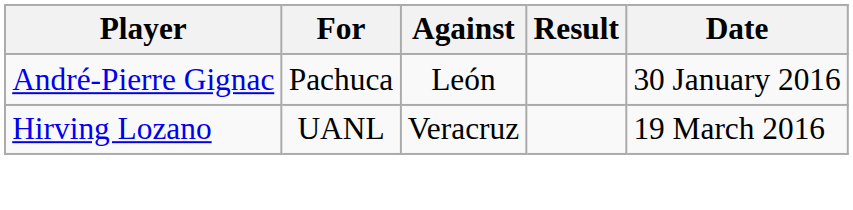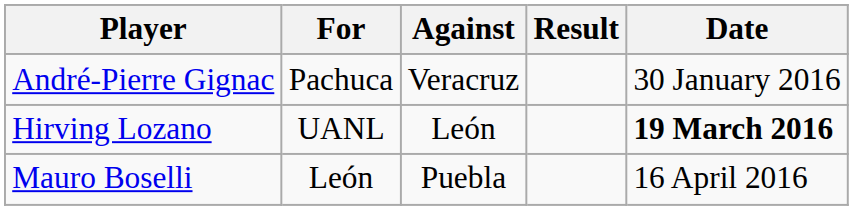(463, 79) León -> (463, 79) Veracruz
(463, 128) Veracruz -> (463, 128) León
(729, 128) normal -> (733, 128) bold
+ row: (102, 178)
